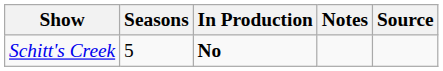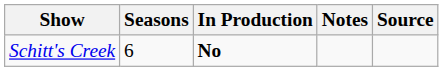(129, 50) 5 -> (129, 50) 6
